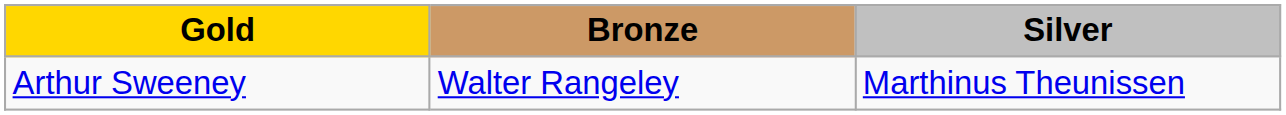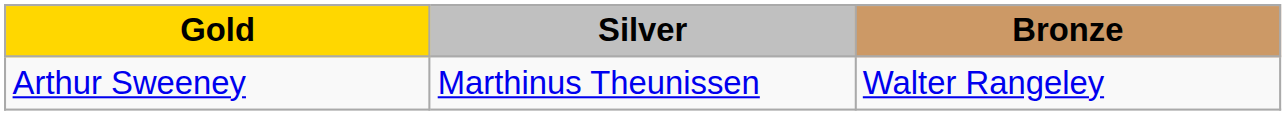columns swapped: (1068, 30) <-> (643, 30)
